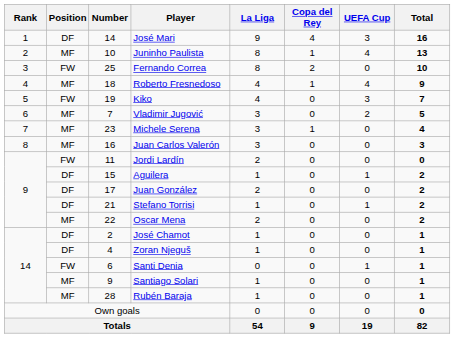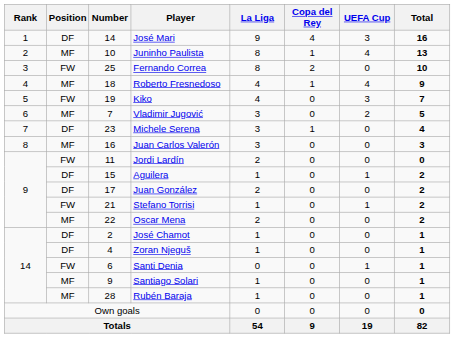(68, 129) MF -> (68, 129) DF
(68, 205) DF -> (68, 205) FW
